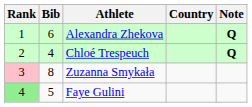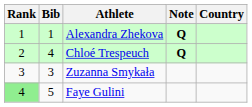columns swapped: (191, 14) <-> (231, 14)
(51, 33) 6 -> (51, 33) 1
(22, 72) pink background -> (22, 72) no background
(51, 72) 8 -> (51, 72) 3
